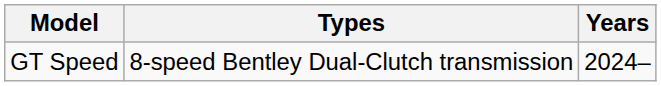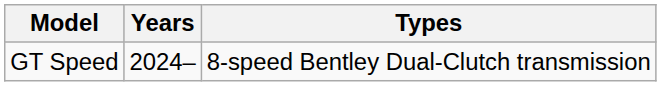columns swapped: (618, 23) <-> (351, 23)
